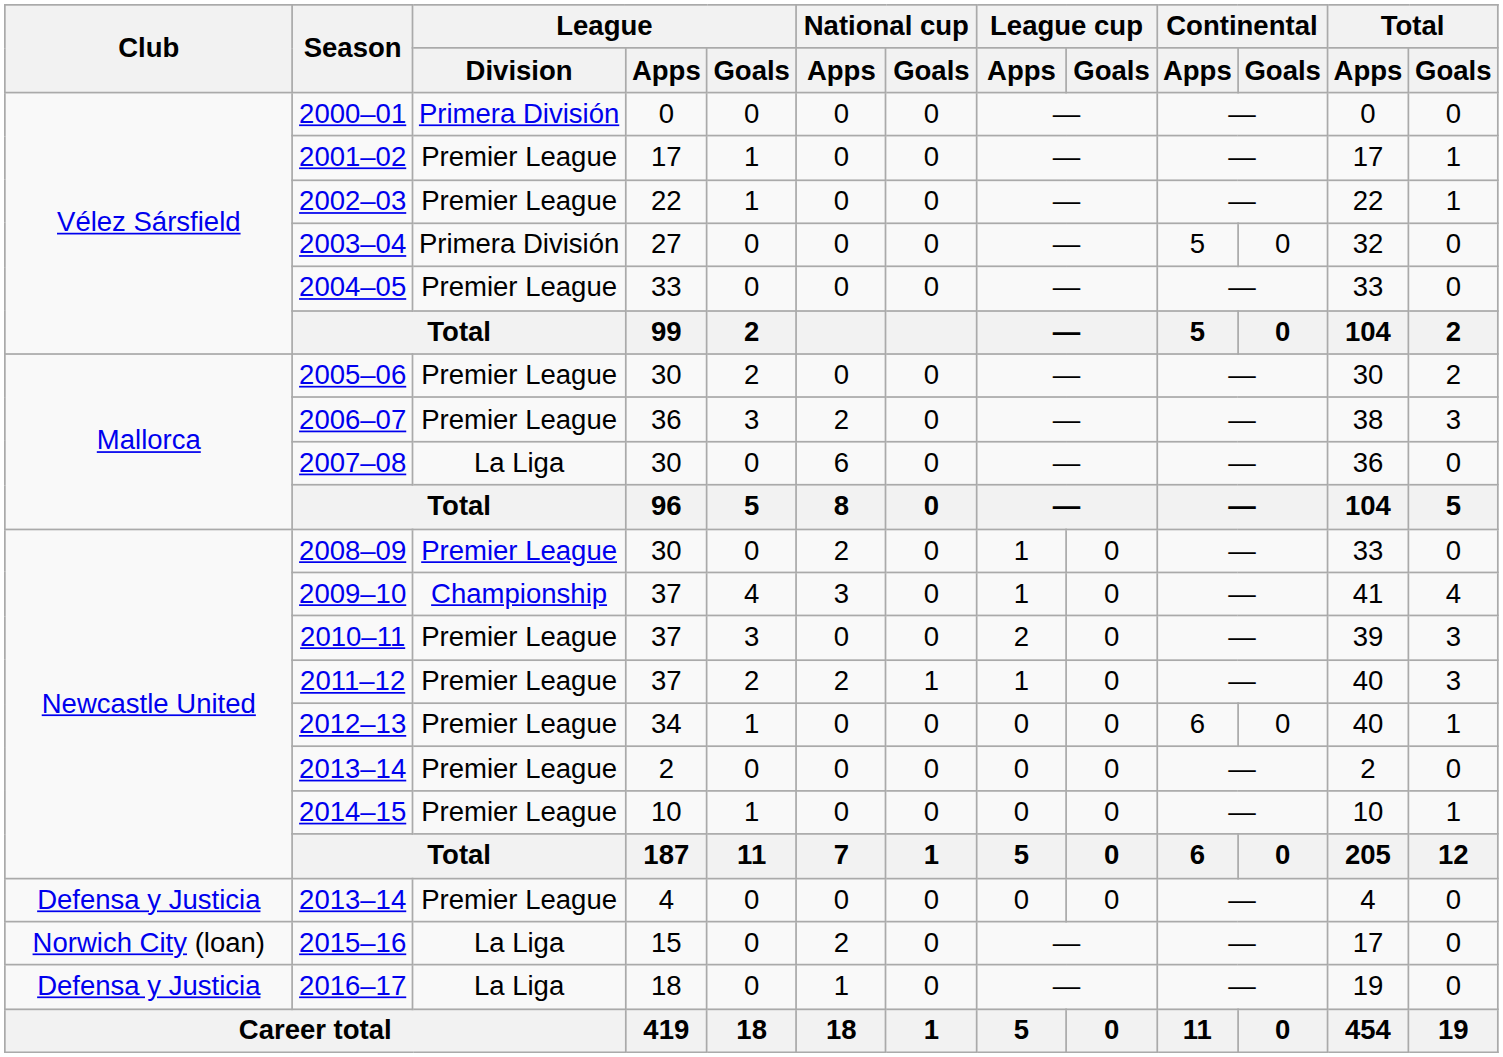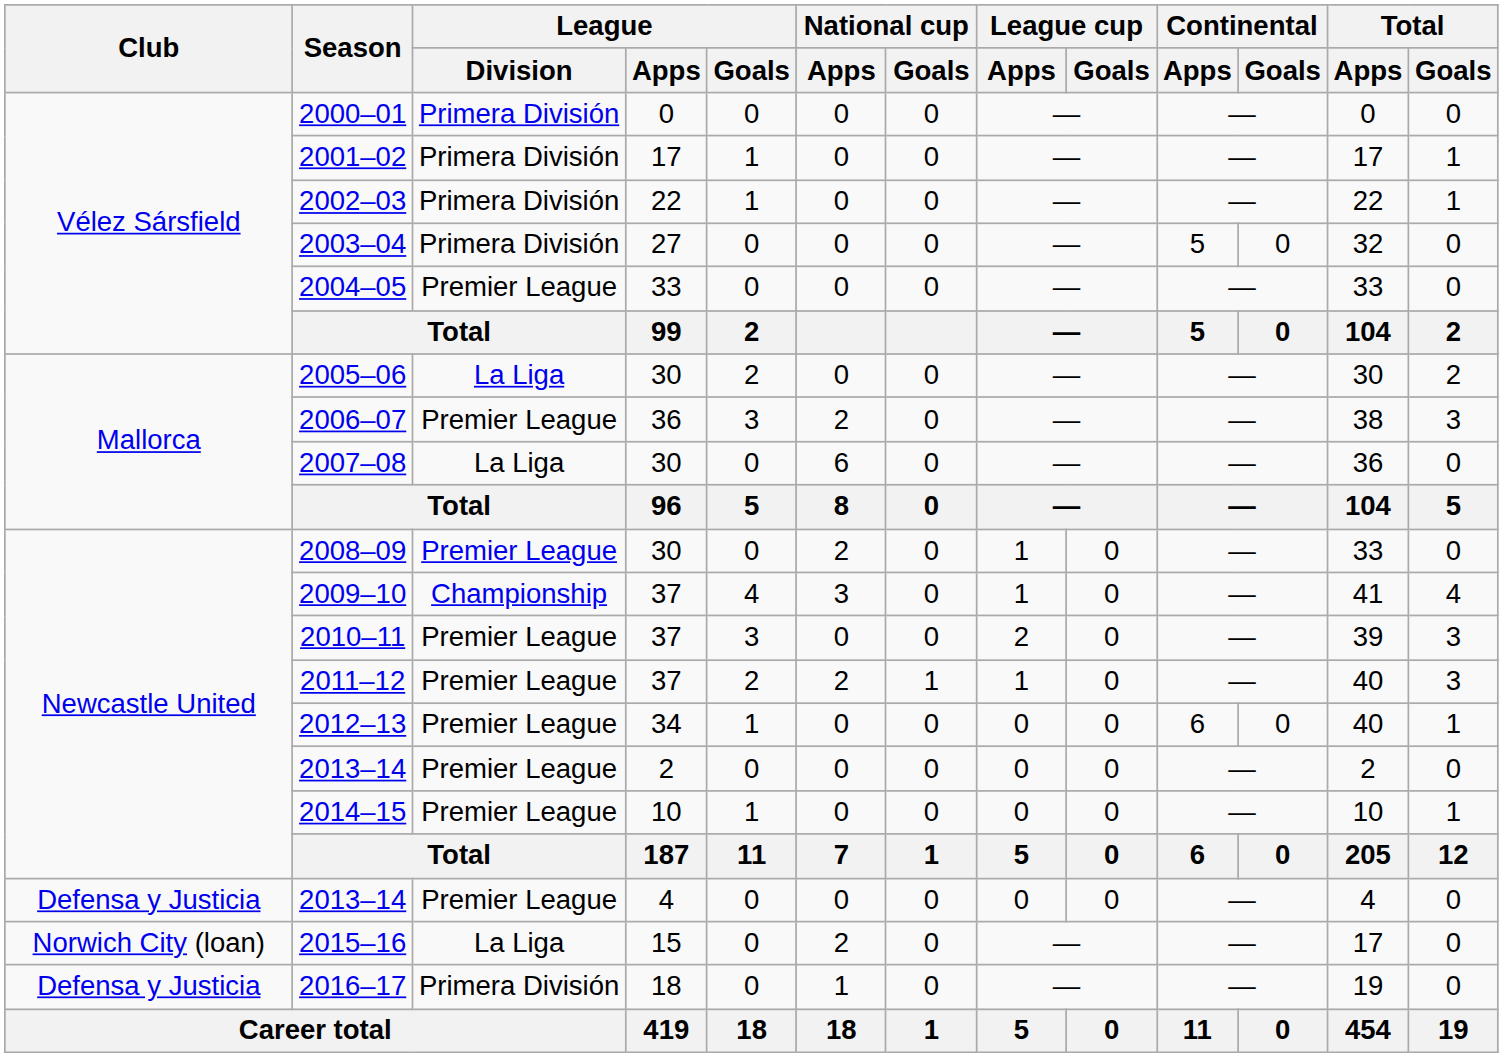(519, 157) Premier League -> (519, 157) Primera División
(519, 200) Premier League -> (519, 200) Primera División
(519, 375) Premier League -> (519, 375) La Liga
(519, 986) La Liga -> (519, 986) Primera División
